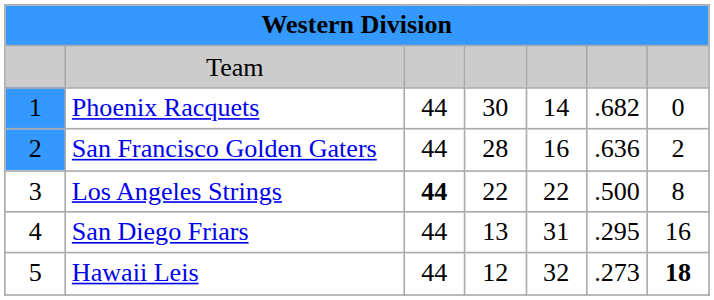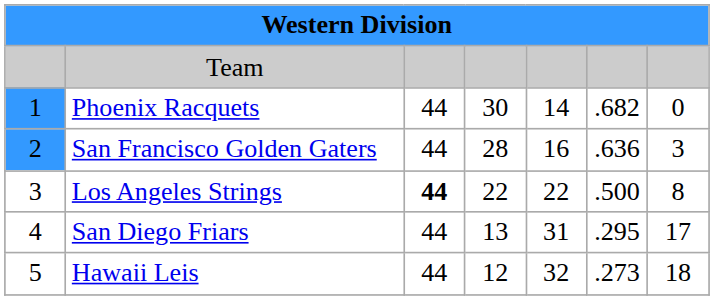(678, 149) 2 -> (678, 149) 3
(678, 231) 16 -> (678, 231) 17
(678, 273) bold -> (678, 273) normal
